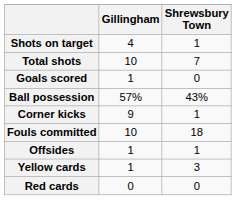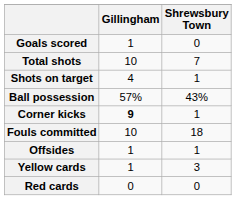rows swapped: (52, 79) <-> (52, 43)
(131, 114) normal -> (131, 114) bold
